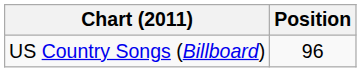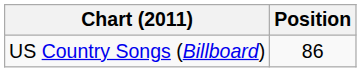(313, 50) 96 -> (313, 50) 86
